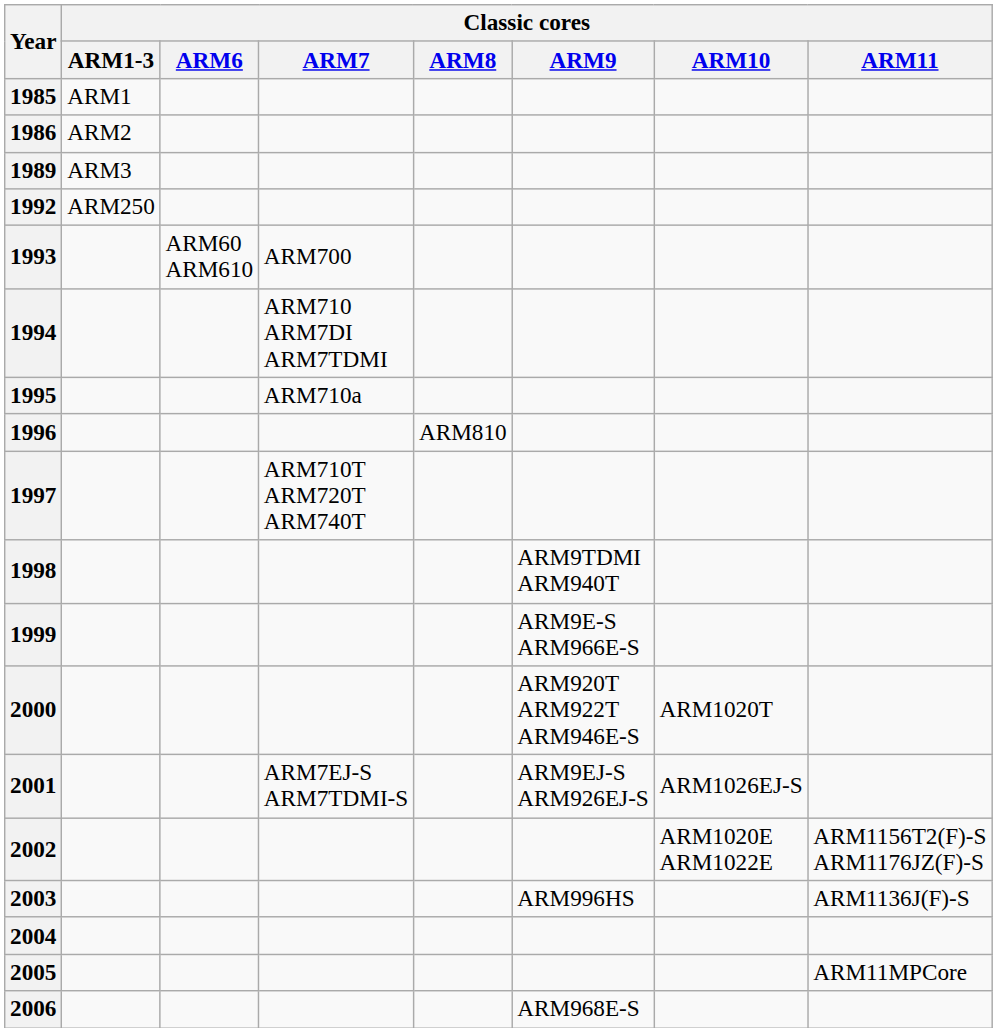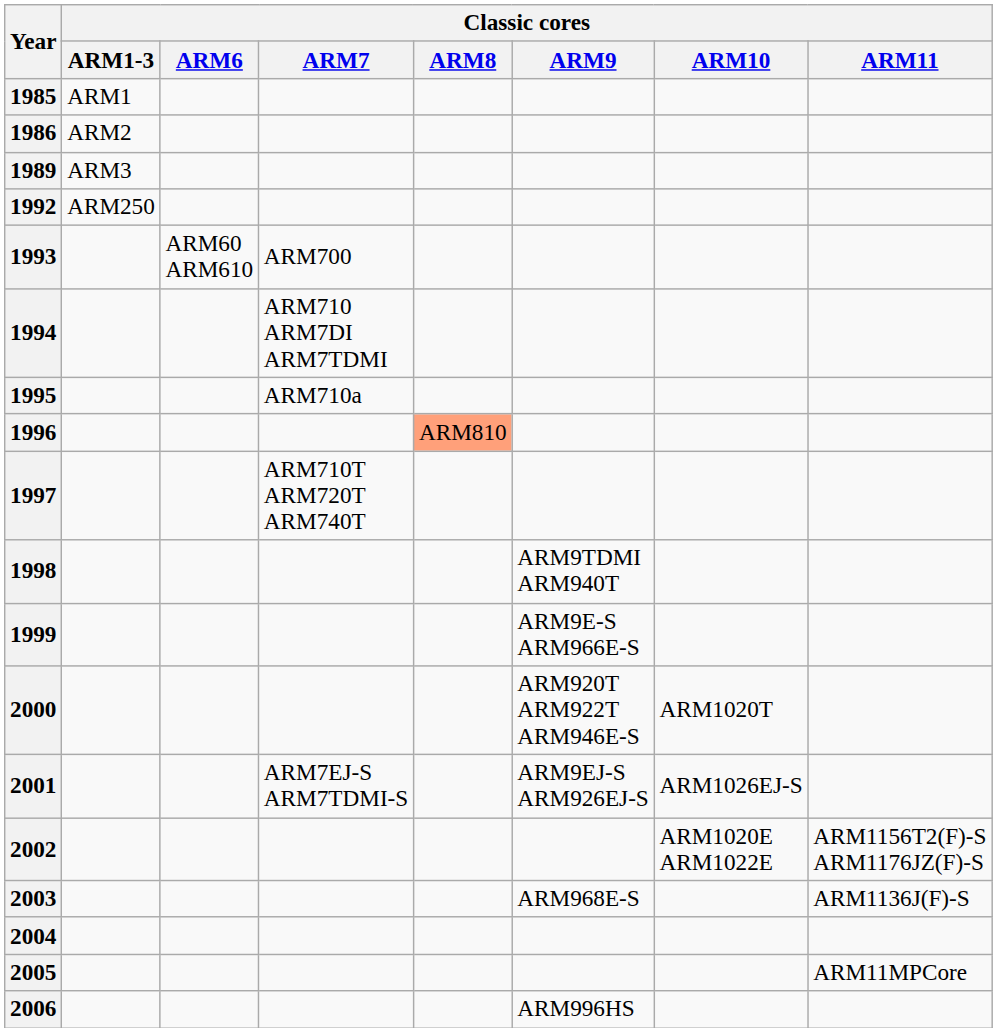(463, 432) no background -> (463, 432) lightsalmon background
(576, 898) ARM996HS -> (579, 898) ARM968E-S
(579, 1009) ARM968E-S -> (576, 1009) ARM996HS
